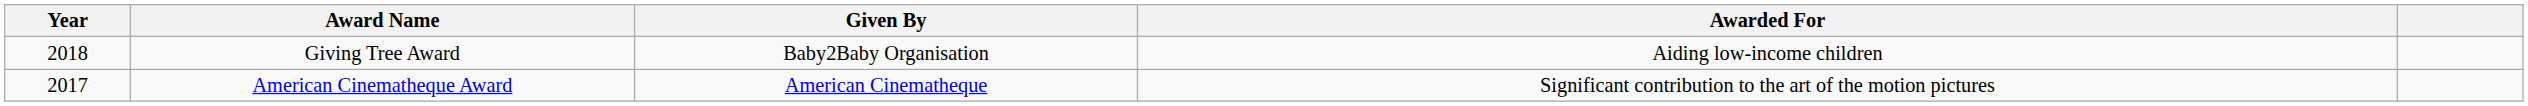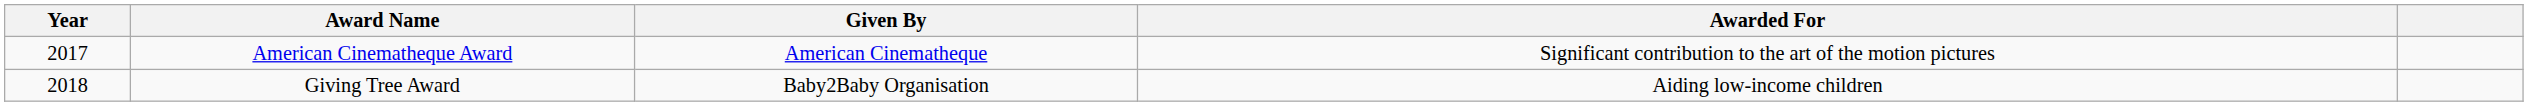rows swapped: (382, 85) <-> (382, 52)
